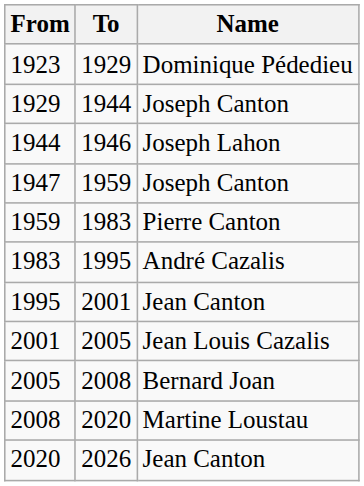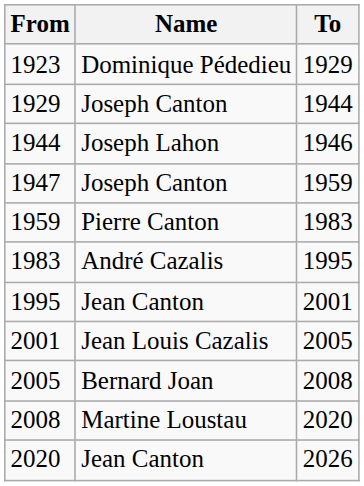columns swapped: (106, 24) <-> (248, 24)
